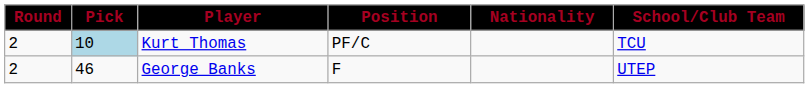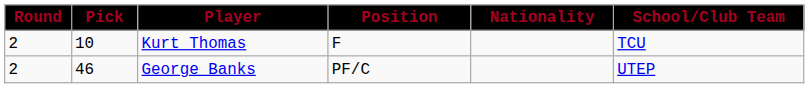(84, 43) lightblue background -> (84, 43) no background
(351, 43) PF/C -> (337, 43) F
(337, 69) F -> (351, 69) PF/C
